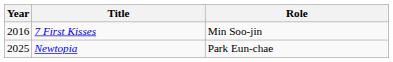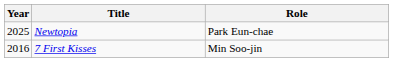rows swapped: (65, 31) <-> (56, 48)
